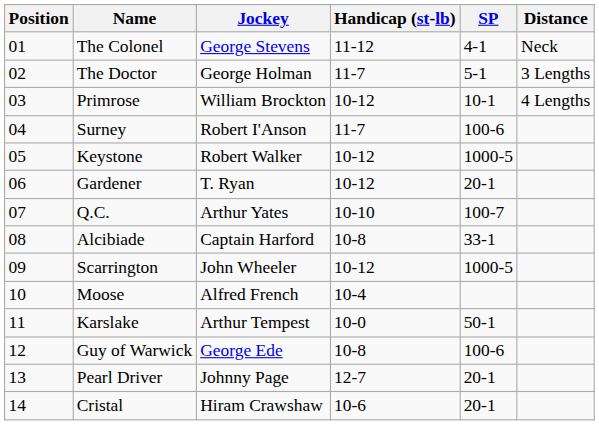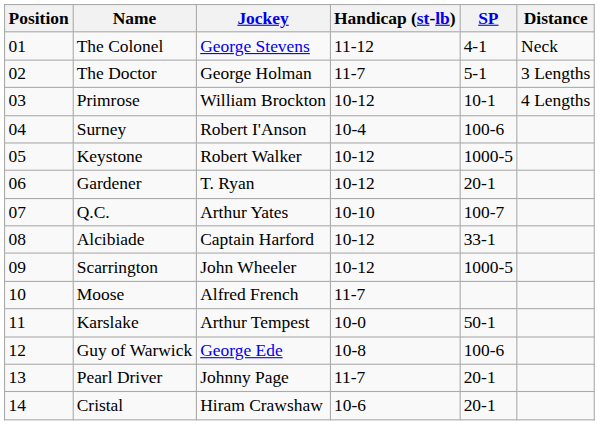(350, 128) 11-7 -> (350, 128) 10-4
(350, 239) 10-8 -> (354, 239) 10-12
(350, 294) 10-4 -> (350, 294) 11-7
(350, 377) 12-7 -> (350, 377) 11-7
